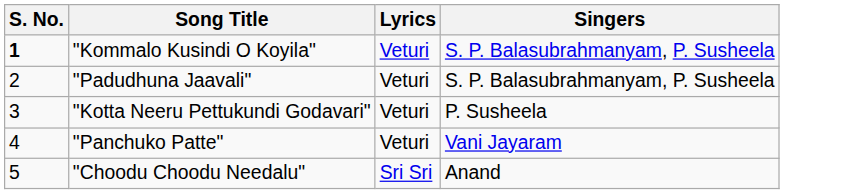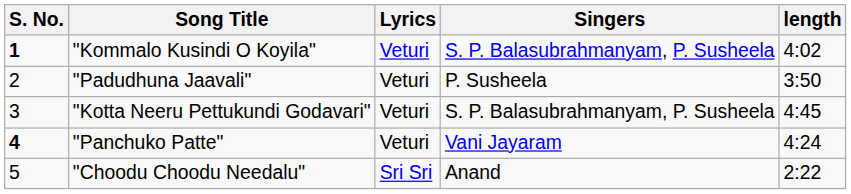+ column: (813, 19)
(610, 81) S. P. Balasubrahmanyam, P. Susheela -> (496, 81) P. Susheela
(496, 111) P. Susheela -> (610, 111) S. P. Balasubrahmanyam, P. Susheela
(14, 142) normal -> (14, 142) bold
